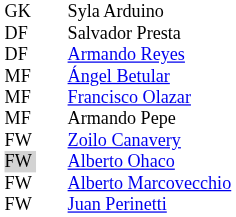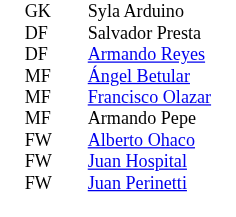- row: (124, 140)
(18, 161) lightgrey background -> (38, 140) no background
- row: (149, 182)
+ row: (137, 161)
